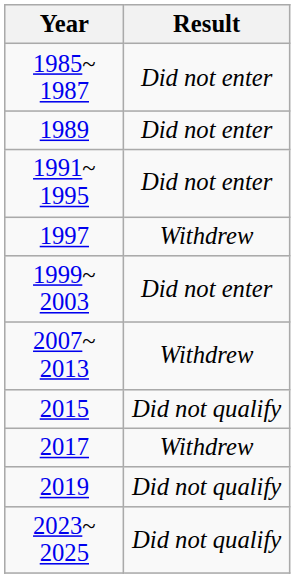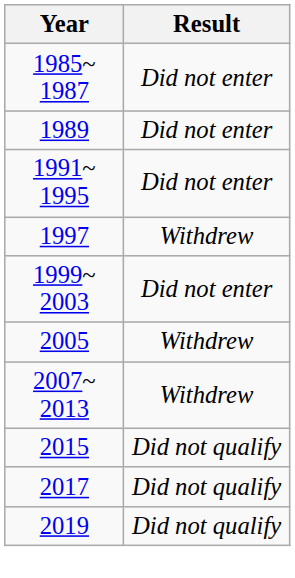+ row: (64, 341)
(207, 447) Withdrew -> (207, 486) Did not qualify
- row: (64, 539)
